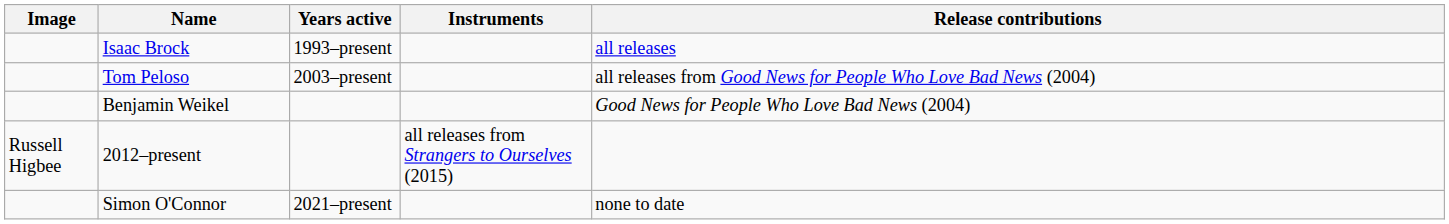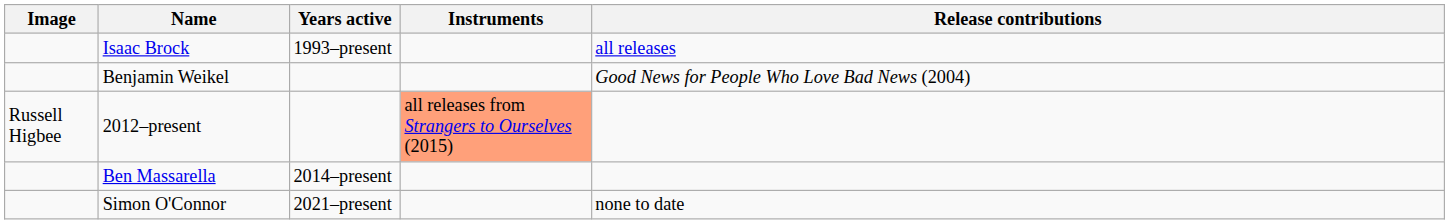- row: (146, 76)
(488, 155) no background -> (488, 126) lightsalmon background
+ row: (159, 175)
